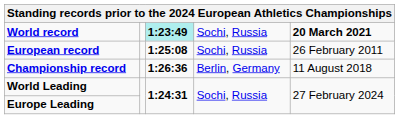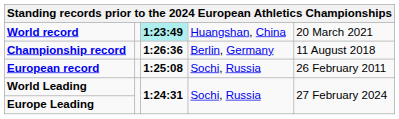(232, 31) Sochi, Russia -> (238, 31) Huangshan, China
(332, 31) bold -> (335, 31) normal
rows swapped: (53, 50) <-> (67, 68)
